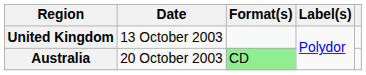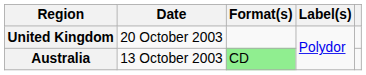(171, 37) 13 October 2003 -> (171, 37) 20 October 2003
(171, 59) 20 October 2003 -> (171, 59) 13 October 2003
